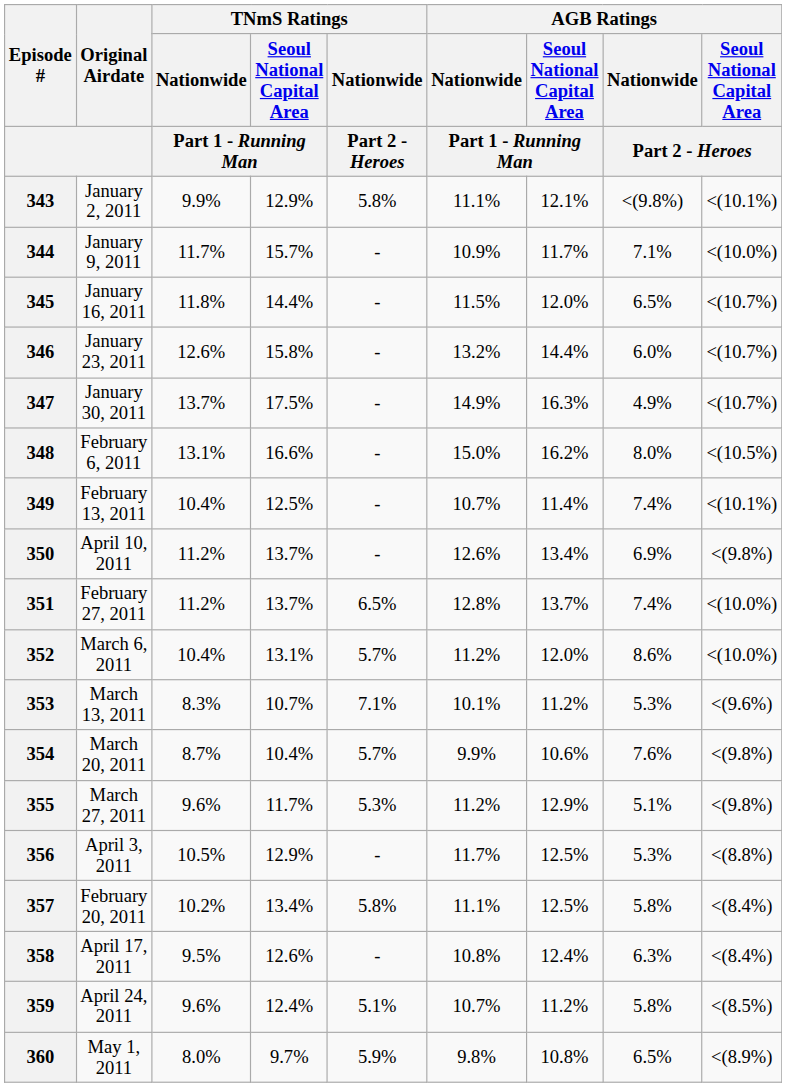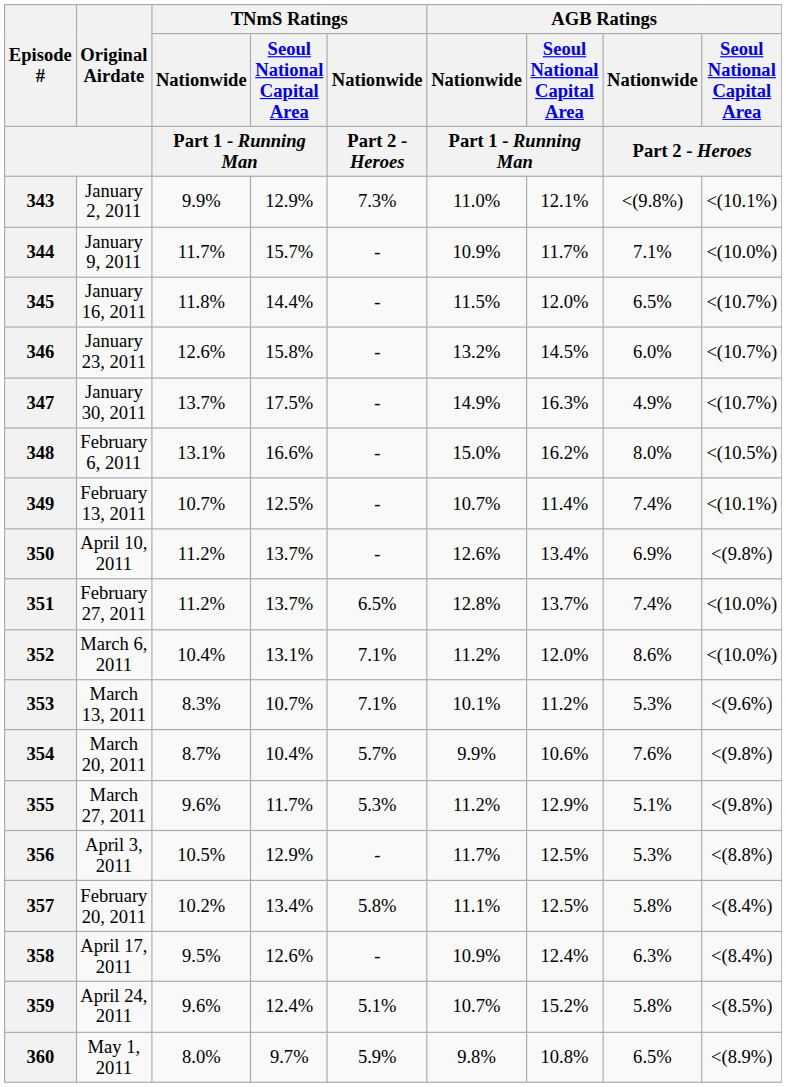(377, 201) 5.8% -> (377, 201) 7.3%
(477, 201) 11.1% -> (477, 201) 11.0%
(564, 352) 14.4% -> (564, 352) 14.5%
(201, 503) 10.4% -> (201, 503) 10.7%
(377, 654) 5.7% -> (377, 654) 7.1%
(477, 956) 10.8% -> (477, 956) 10.9%
(564, 1006) 11.2% -> (564, 1006) 15.2%
